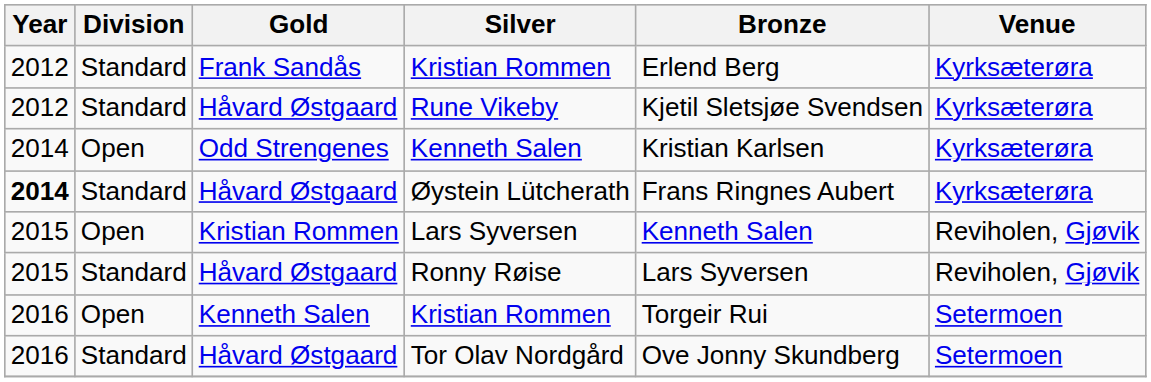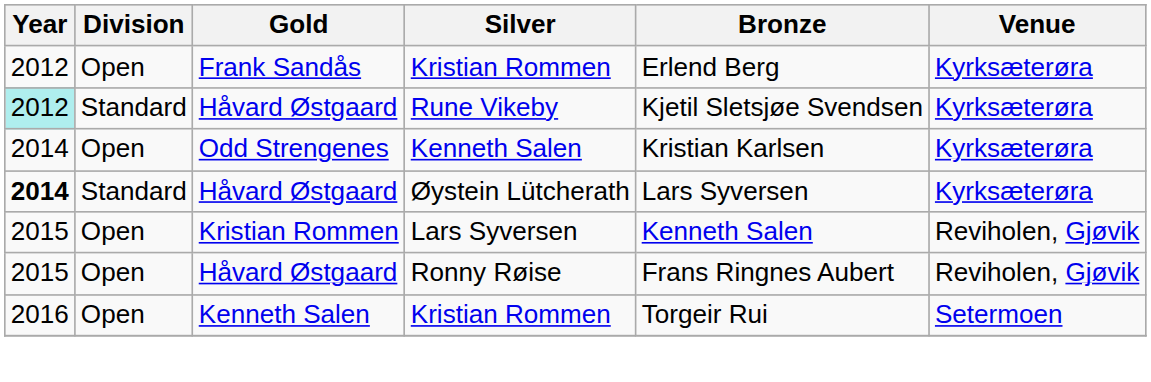(134, 66) Standard -> (113, 66) Open
(40, 107) no background -> (40, 107) paleturquoise background
(768, 190) Frans Ringnes Aubert -> (725, 190) Lars Syversen
(134, 273) Standard -> (113, 273) Open
(725, 273) Lars Syversen -> (768, 273) Frans Ringnes Aubert
- row: (298, 356)
